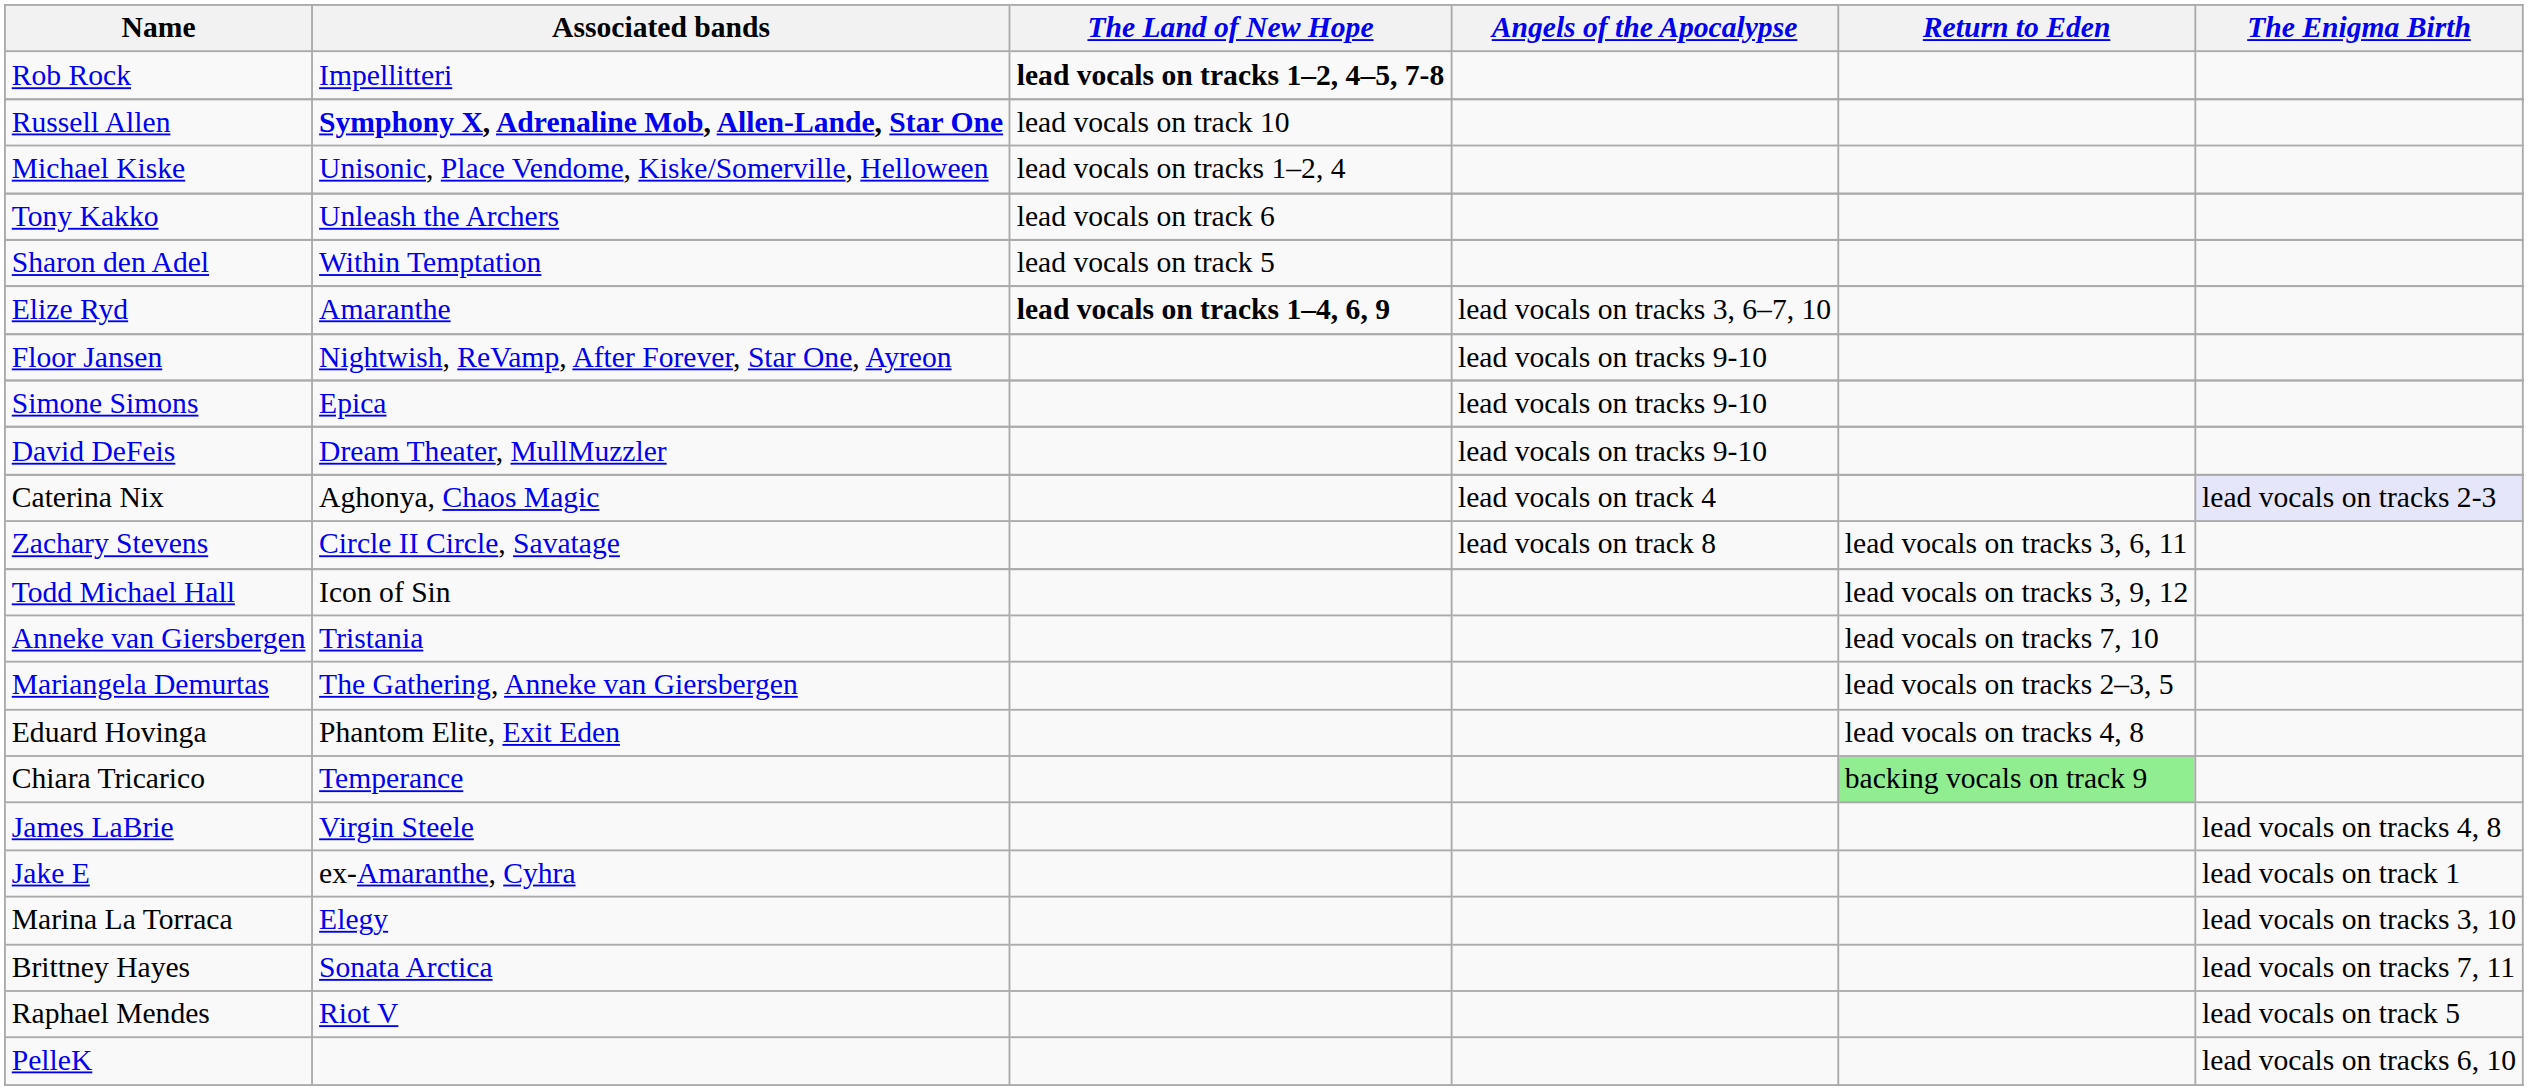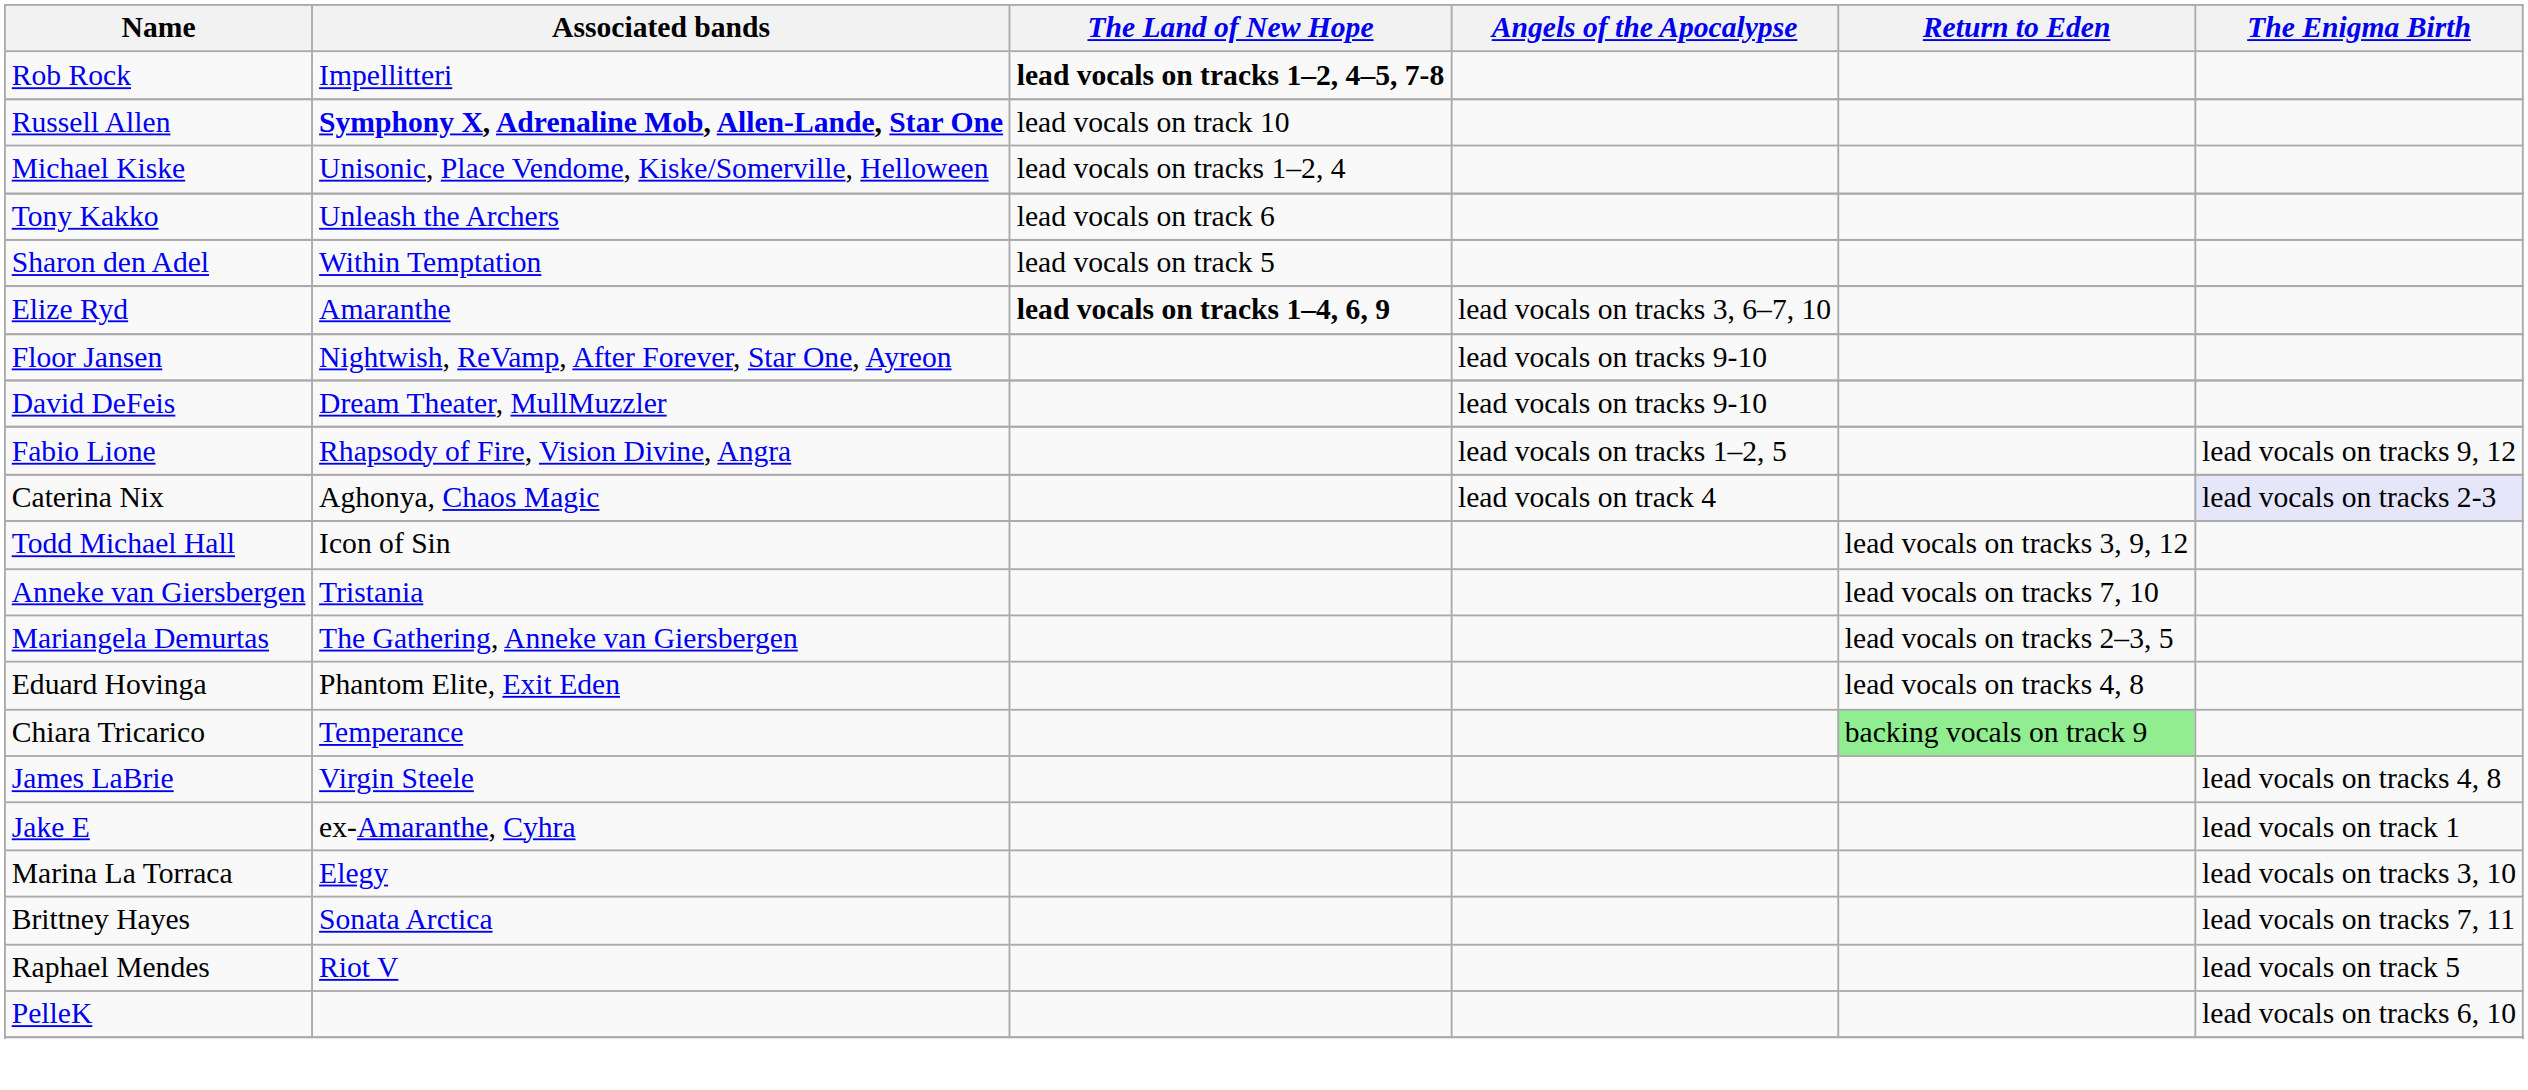- row: (105, 403)
+ row: (84, 450)
- row: (110, 544)
